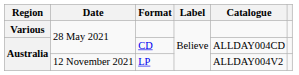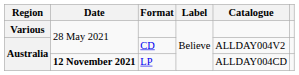(249, 45) ALLDAY004CD -> (250, 45) ALLDAY004V2
(93, 62) normal -> (94, 62) bold
(248, 62) ALLDAY004V2 -> (251, 62) ALLDAY004CD
